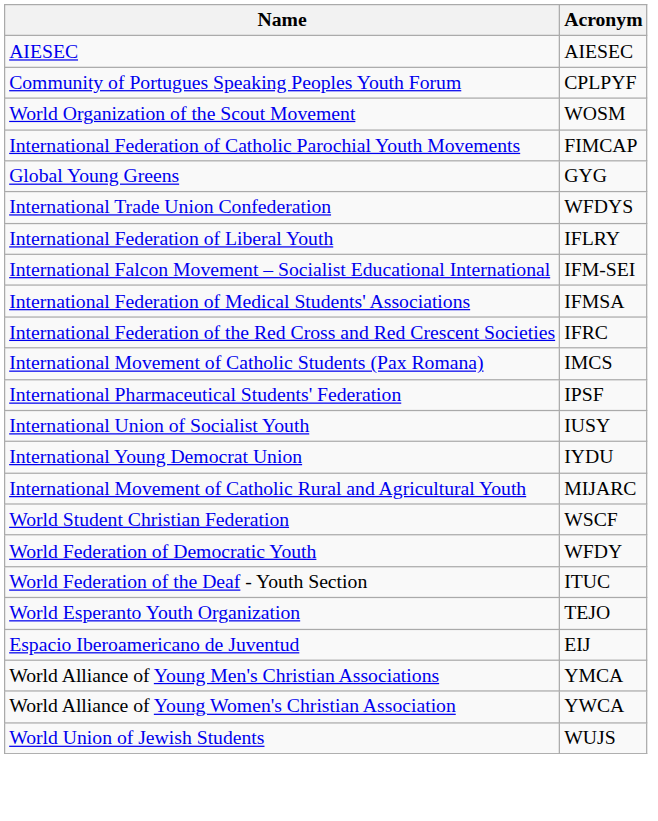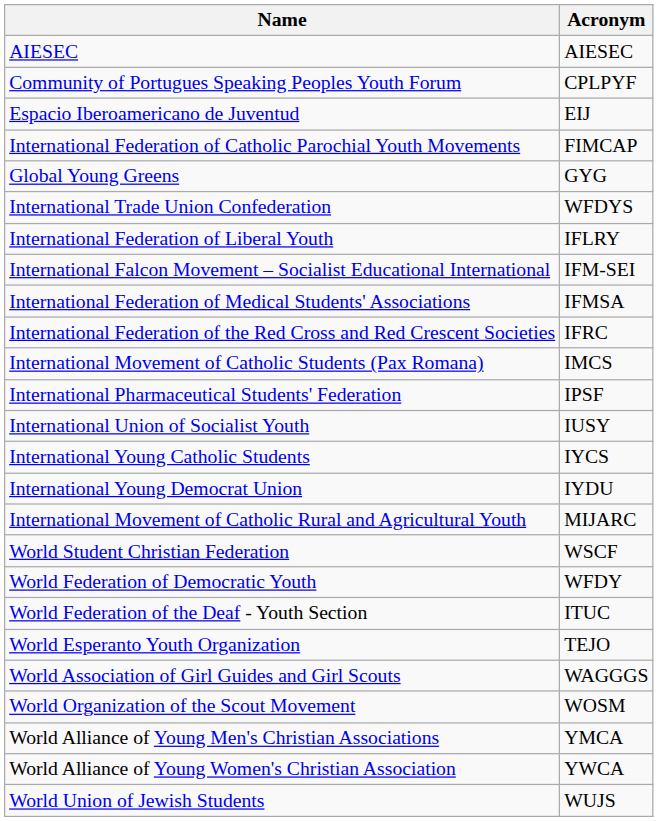rows swapped: (154, 644) <-> (182, 113)
+ row: (159, 457)
+ row: (205, 675)
